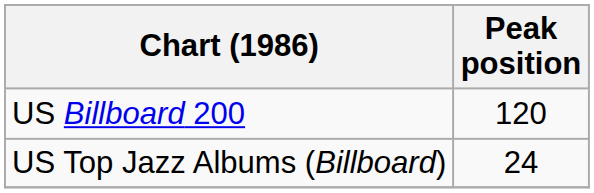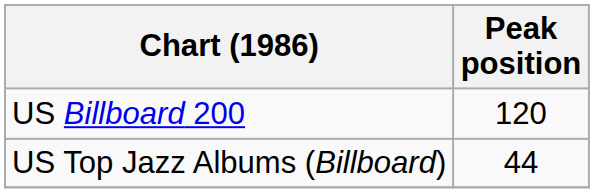(521, 162) 24 -> (521, 162) 44
